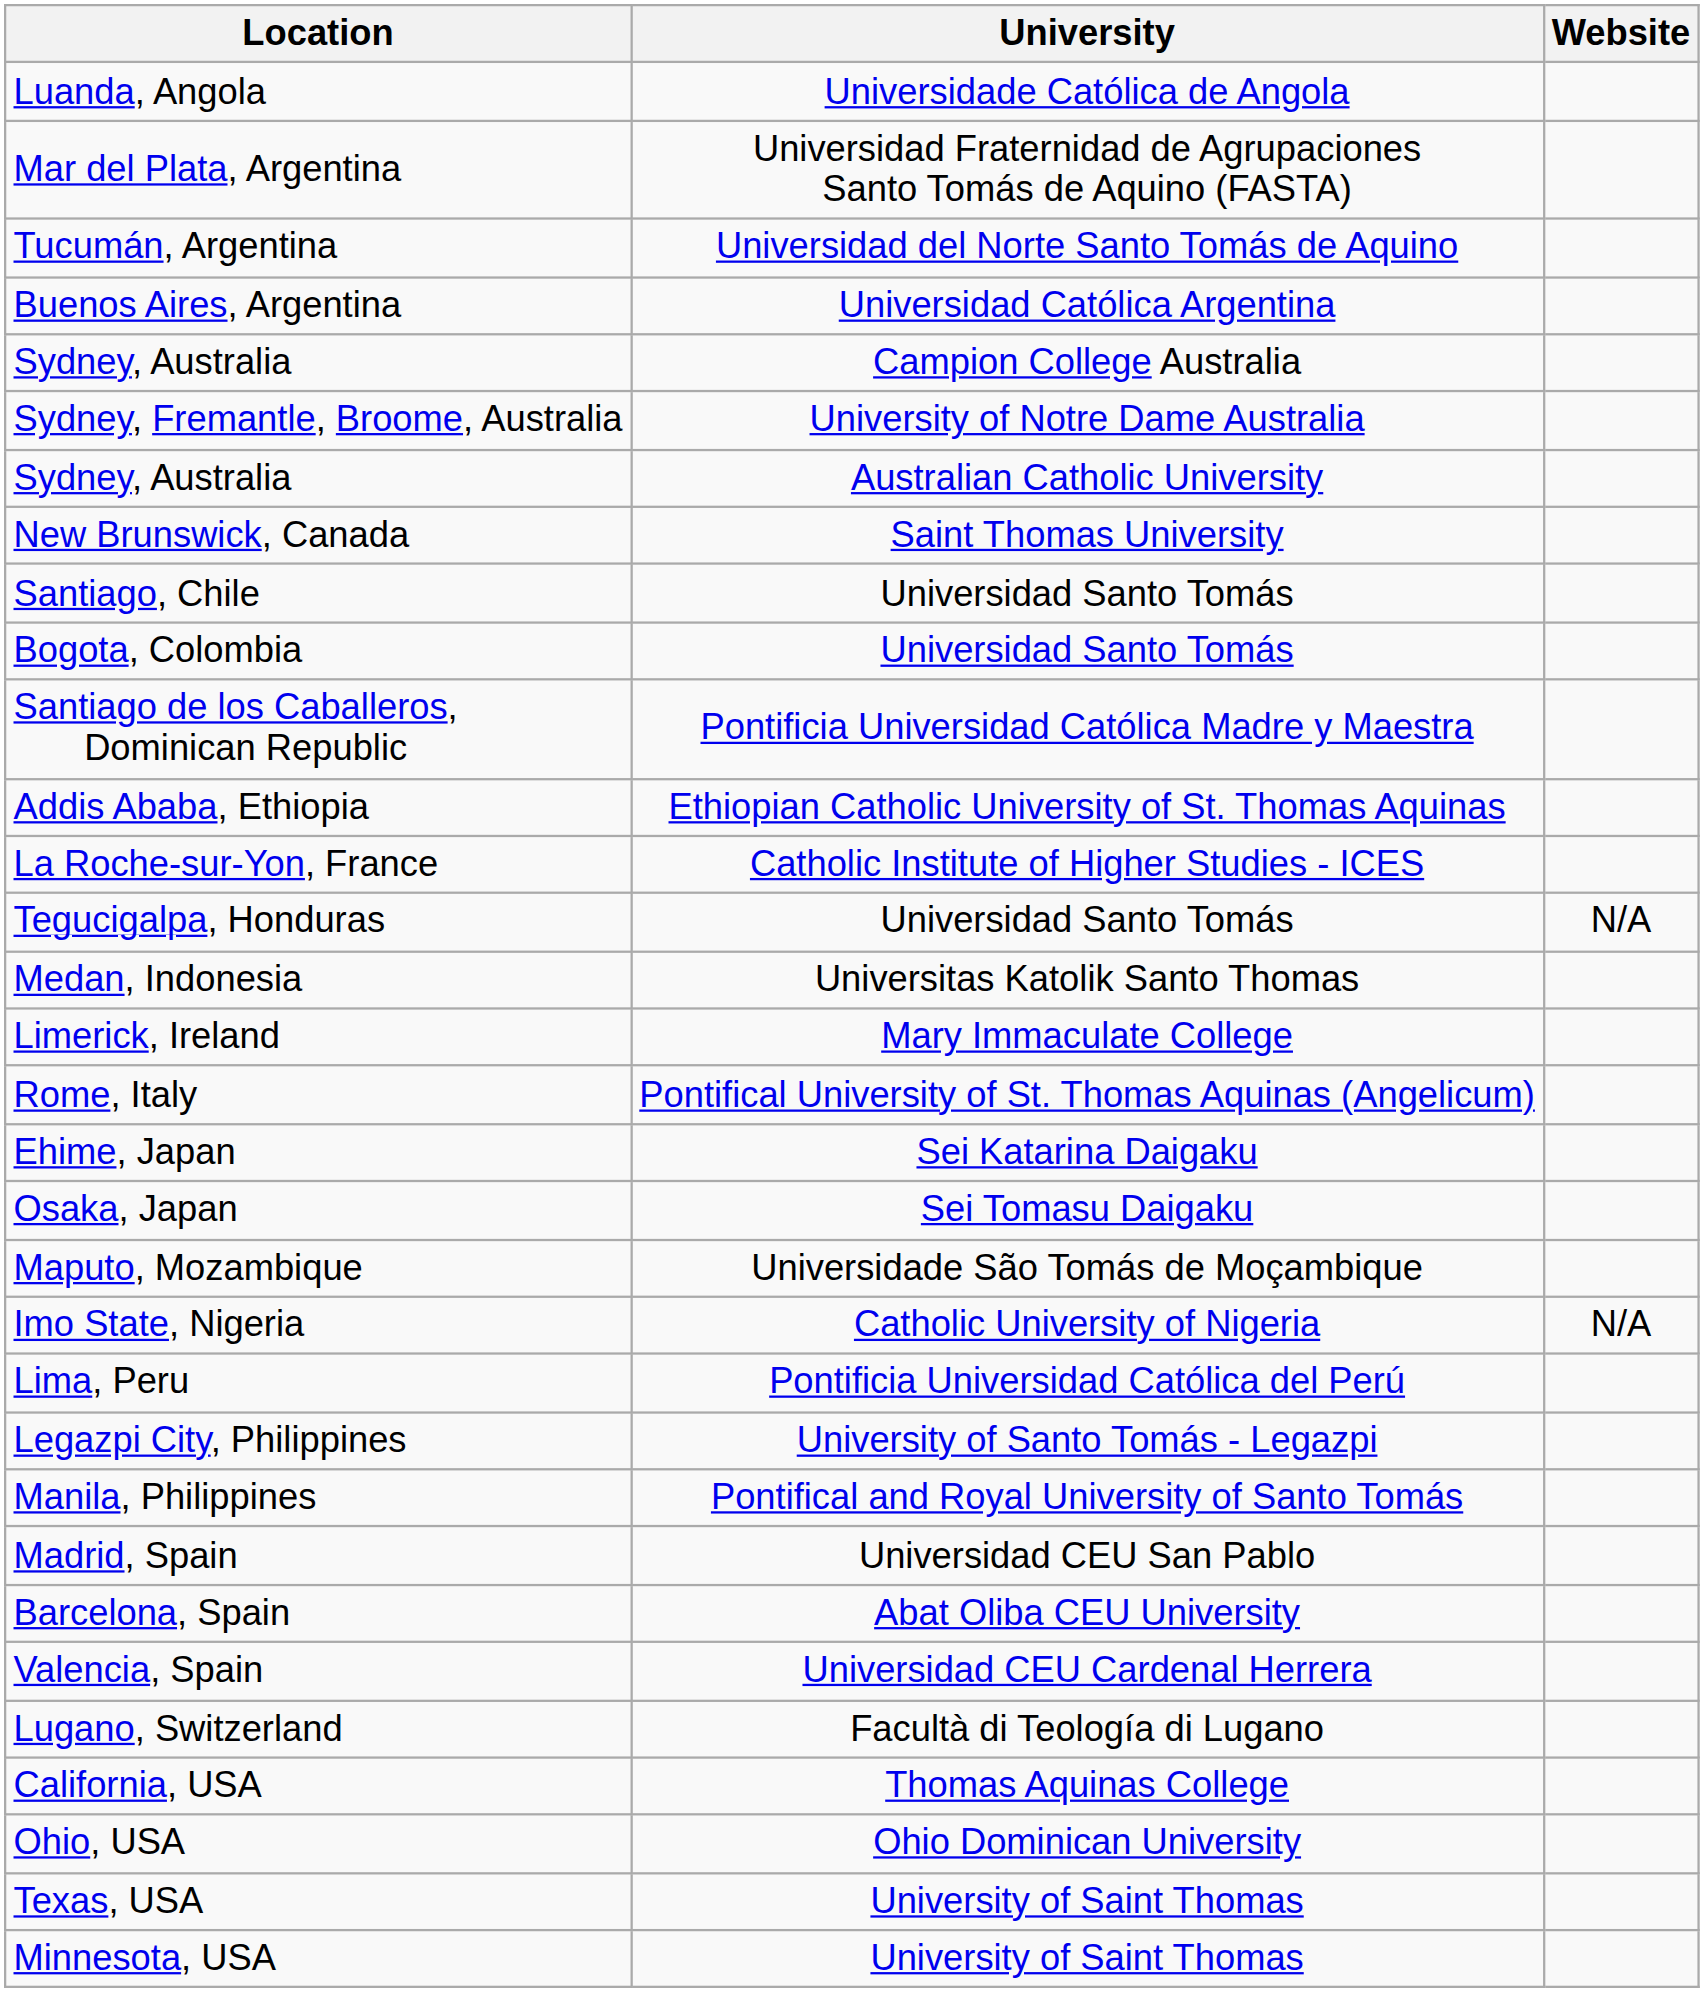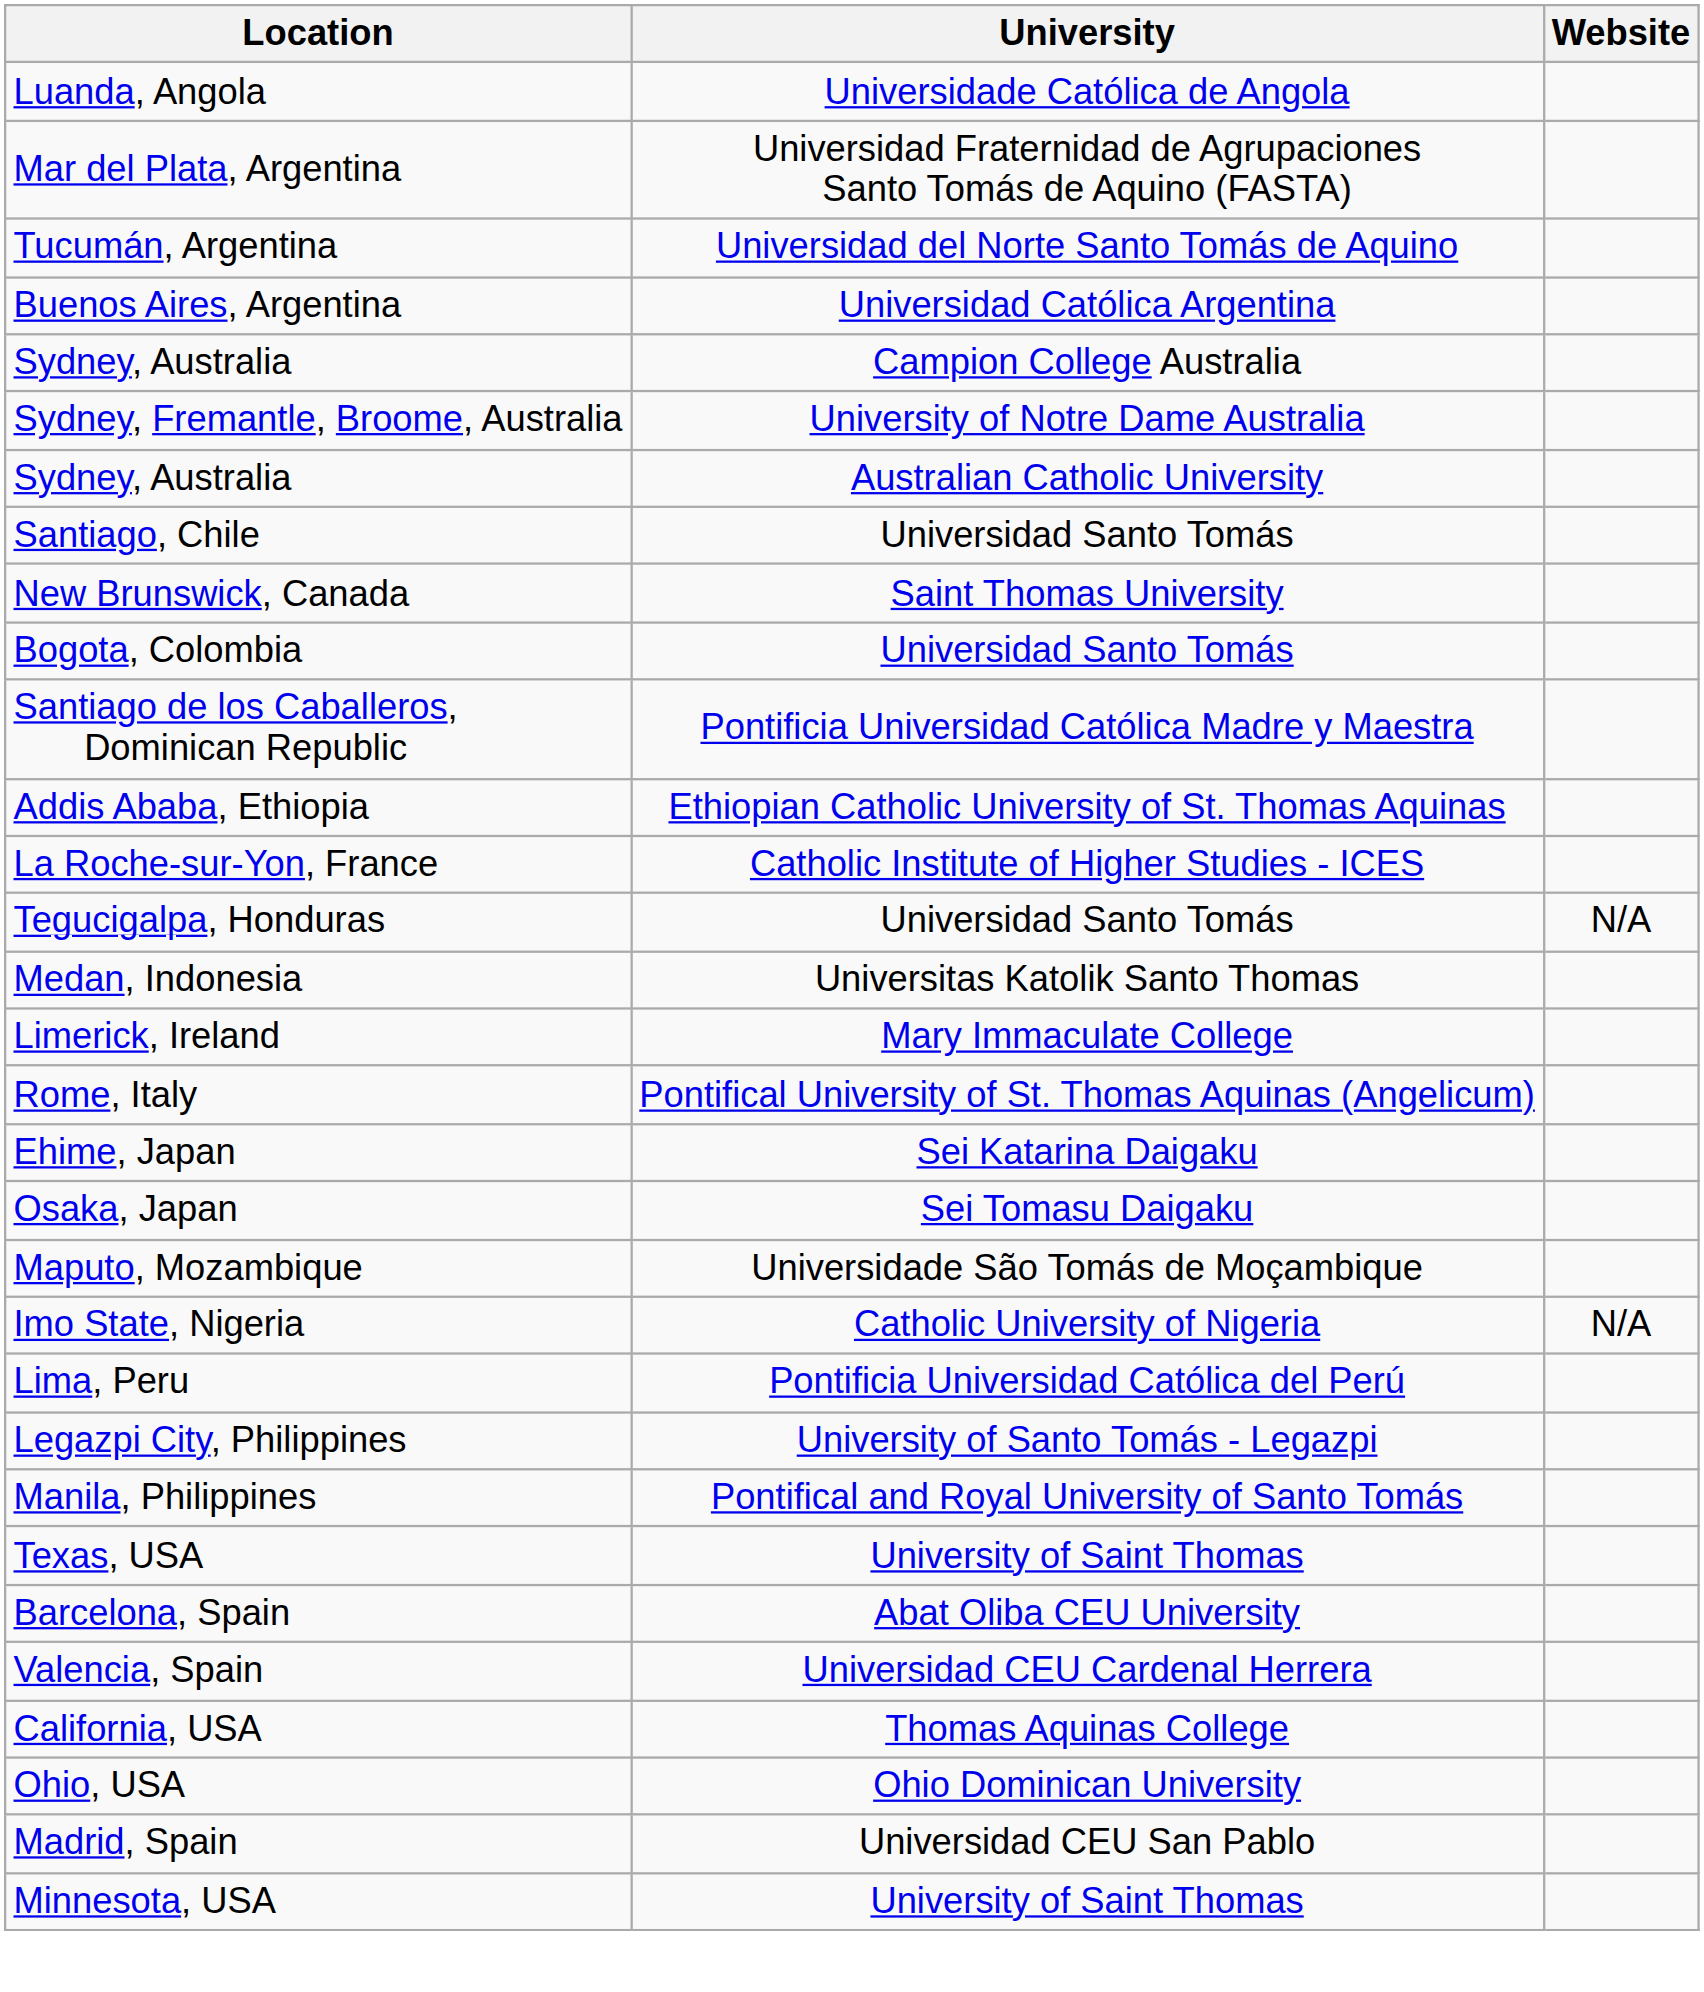rows swapped: (211, 534) <-> (137, 592)
rows swapped: (126, 1555) <-> (108, 1900)
- row: (178, 1727)
